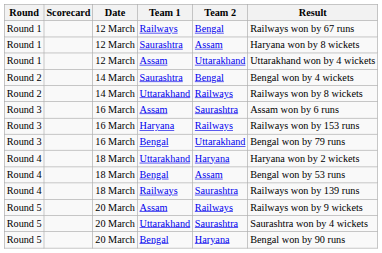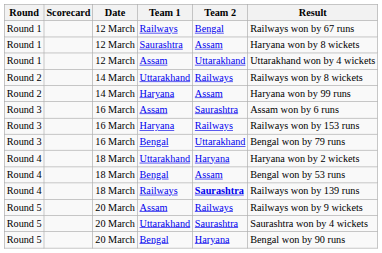- row: (24, 77)
+ row: (24, 93)
(216, 191) normal -> (219, 191) bold
